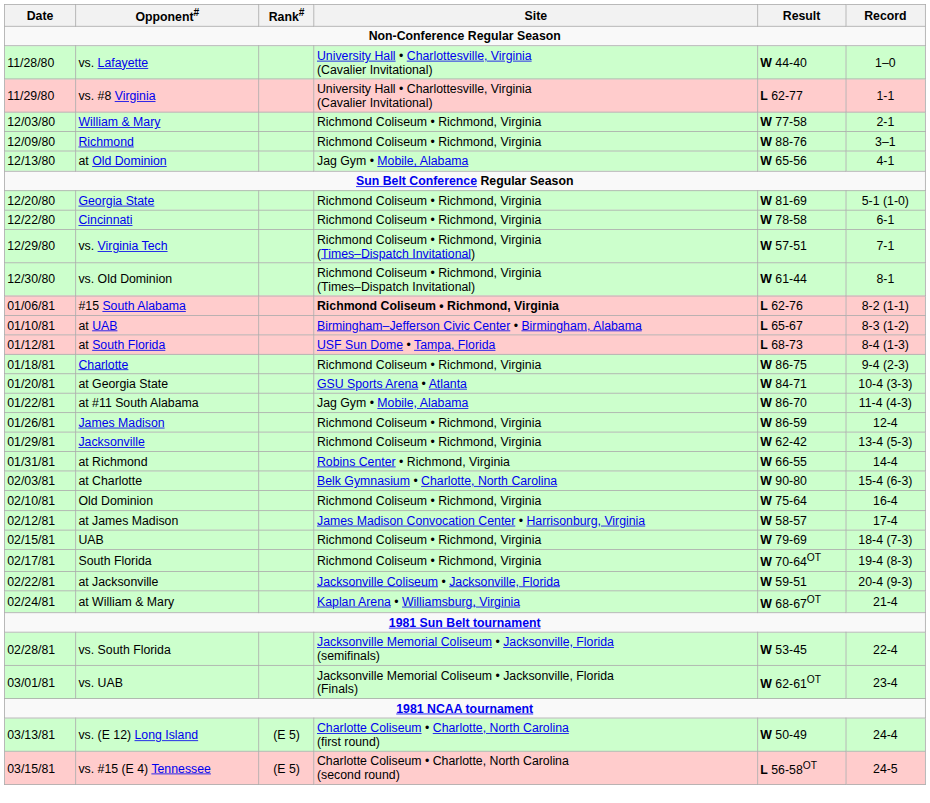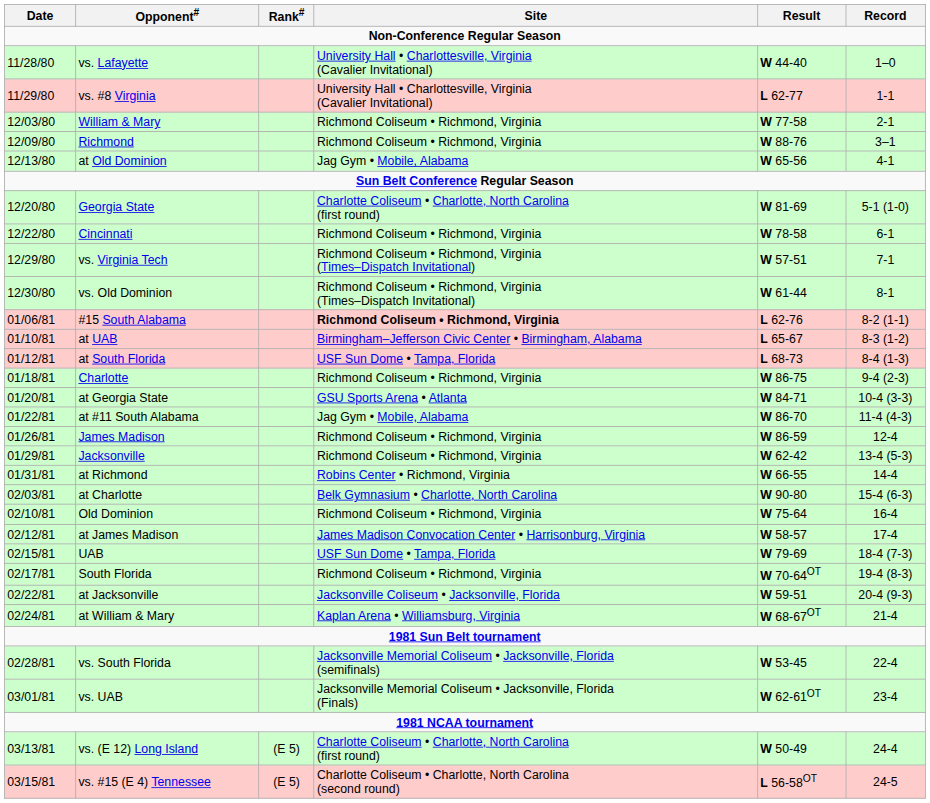(429, 200) Richmond Coliseum • Richmond, Virginia -> (443, 207) Charlotte Coliseum • Charlotte, North Carolina (first round)
(429, 540) Richmond Coliseum • Richmond, Virginia -> (406, 553) USF Sun Dome • Tampa, Florida
